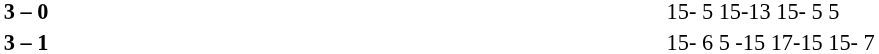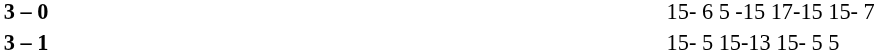(753, 11) 15- 5 15-13 15- 5 5 -> (771, 11) 15- 6 5 -15 17-15 15- 7
(771, 42) 15- 6 5 -15 17-15 15- 7 -> (753, 42) 15- 5 15-13 15- 5 5
